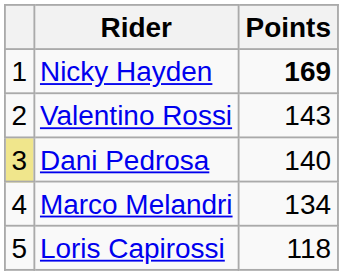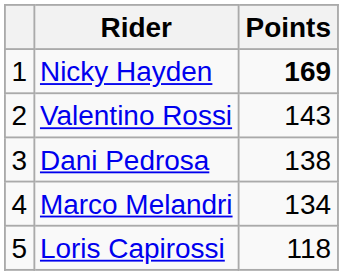(19, 160) khaki background -> (19, 160) no background
(308, 160) 140 -> (308, 160) 138
